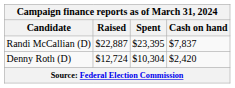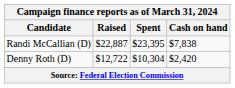(183, 43) $7,837 -> (183, 43) $7,838
(112, 59) $12,724 -> (112, 59) $12,722
